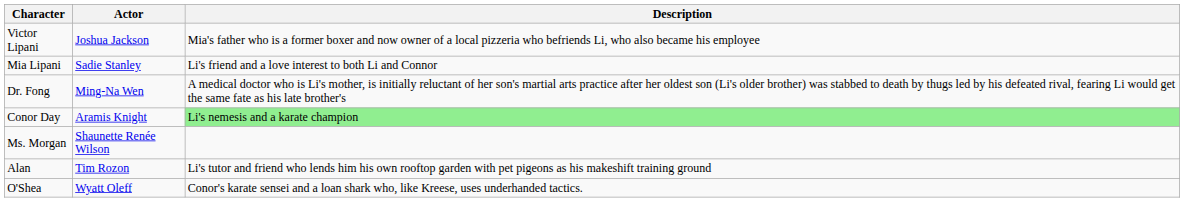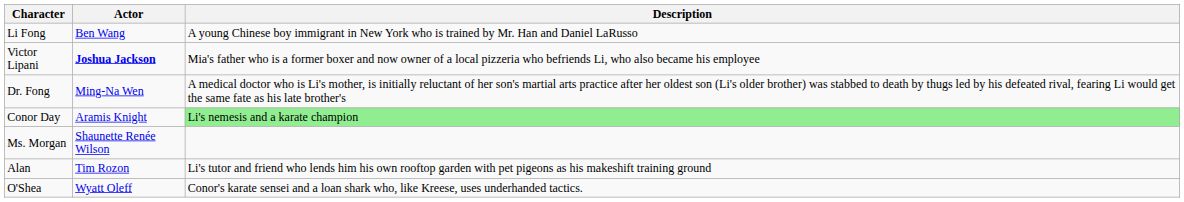+ row: (26, 33)
(112, 39) normal -> (115, 58) bold
- row: (34, 65)
